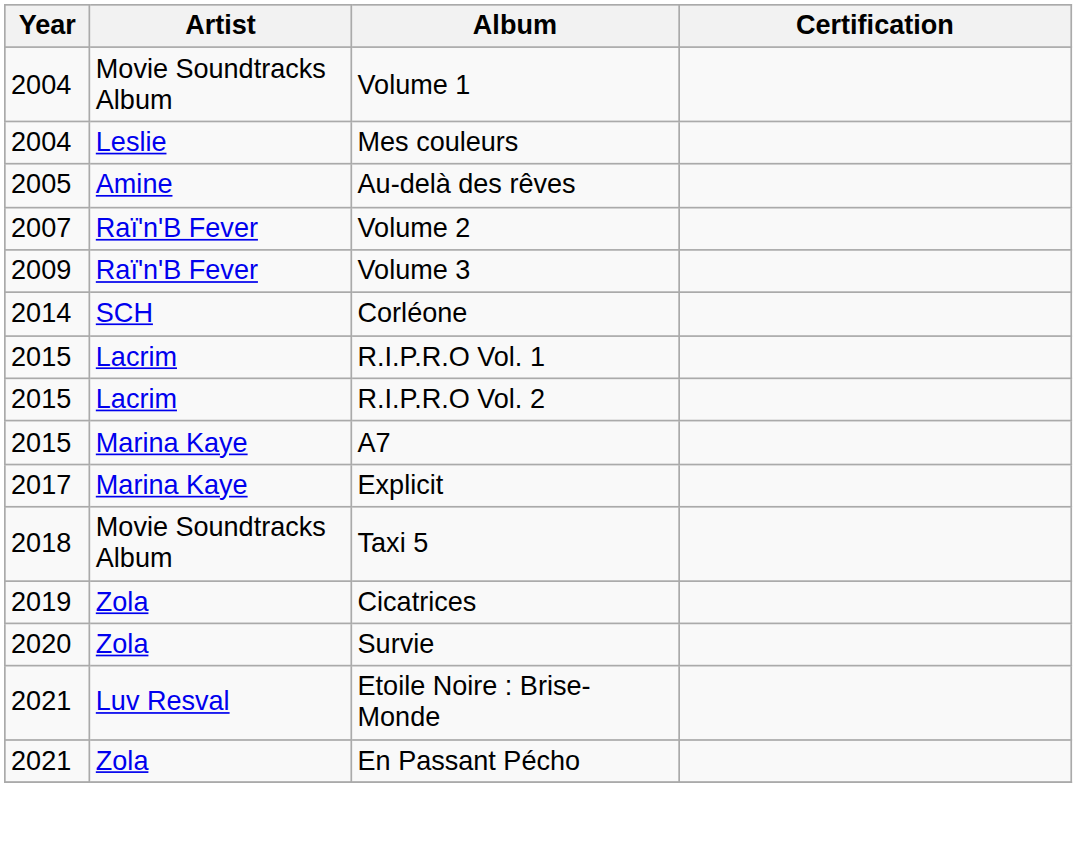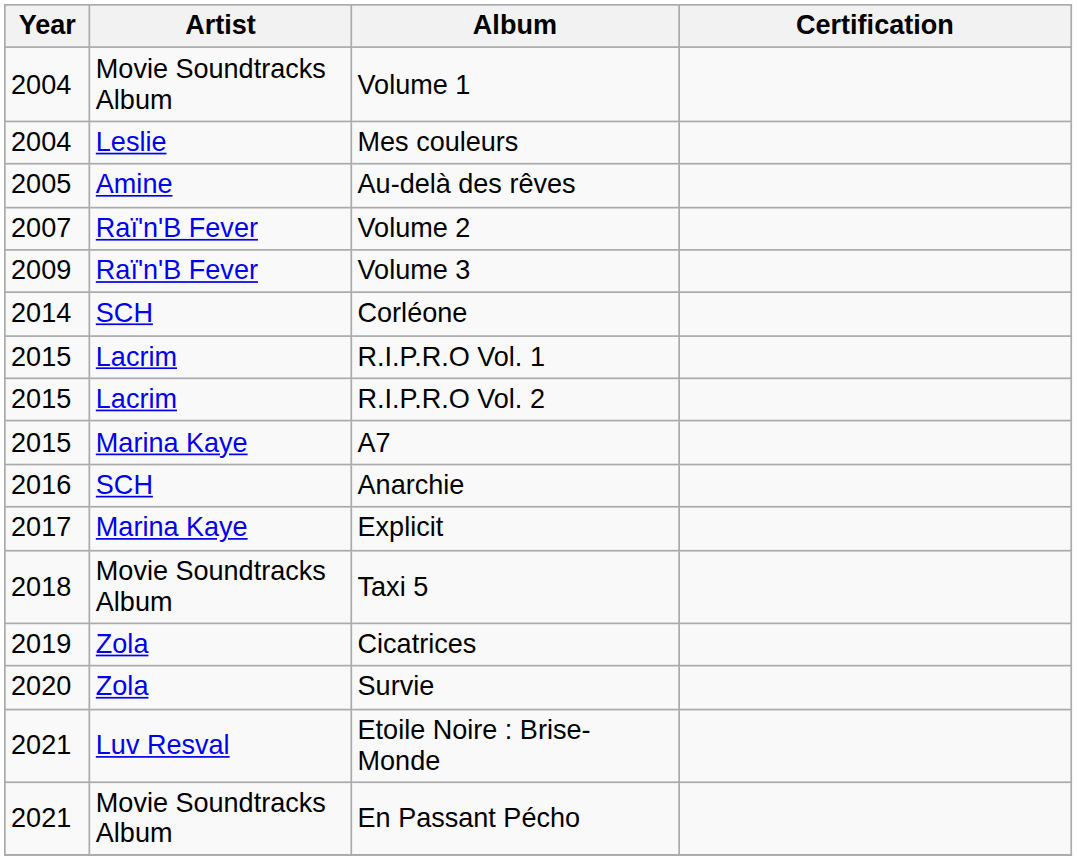+ row: (411, 485)
(122, 760) Zola -> (211, 818) Movie Soundtracks Album
